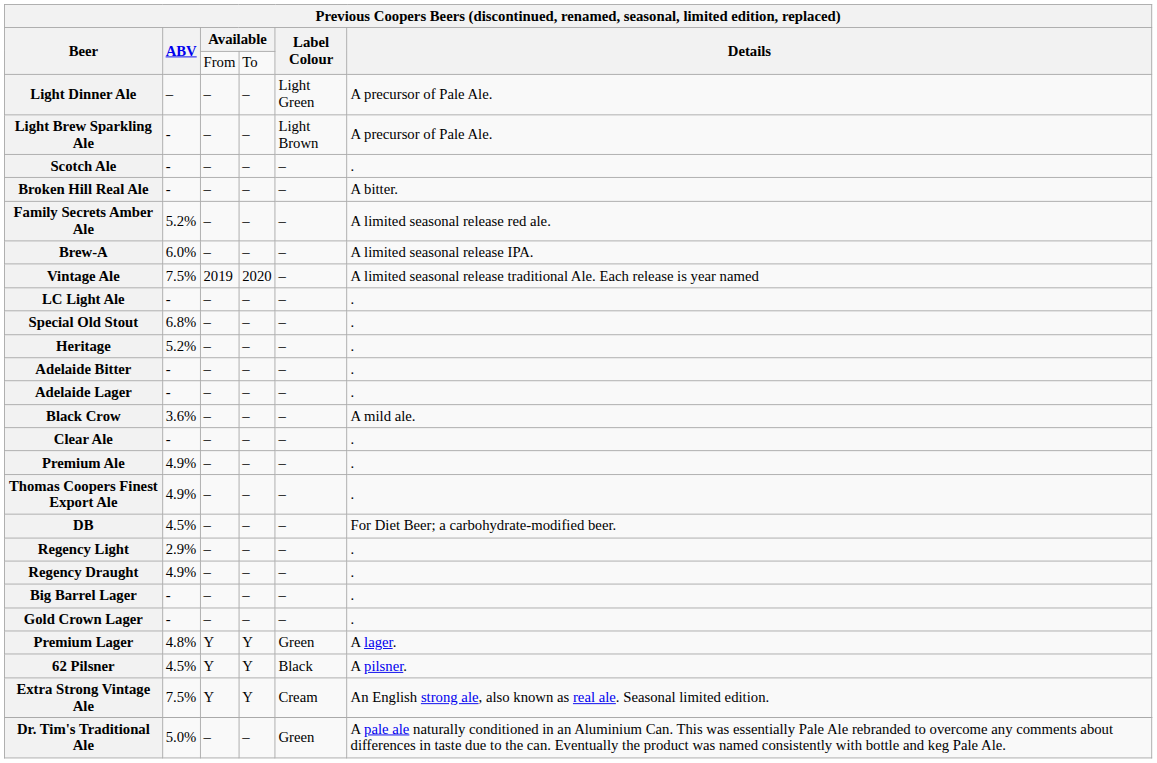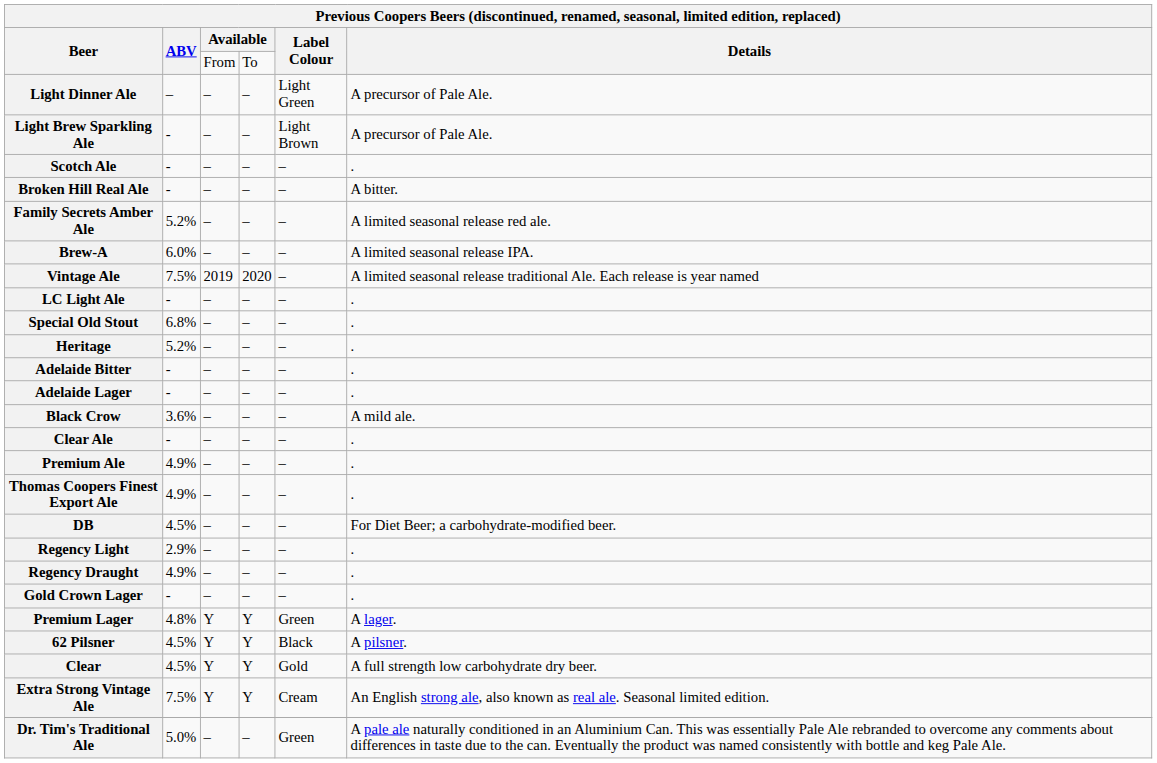- row: (83, 596)
+ row: (83, 666)
